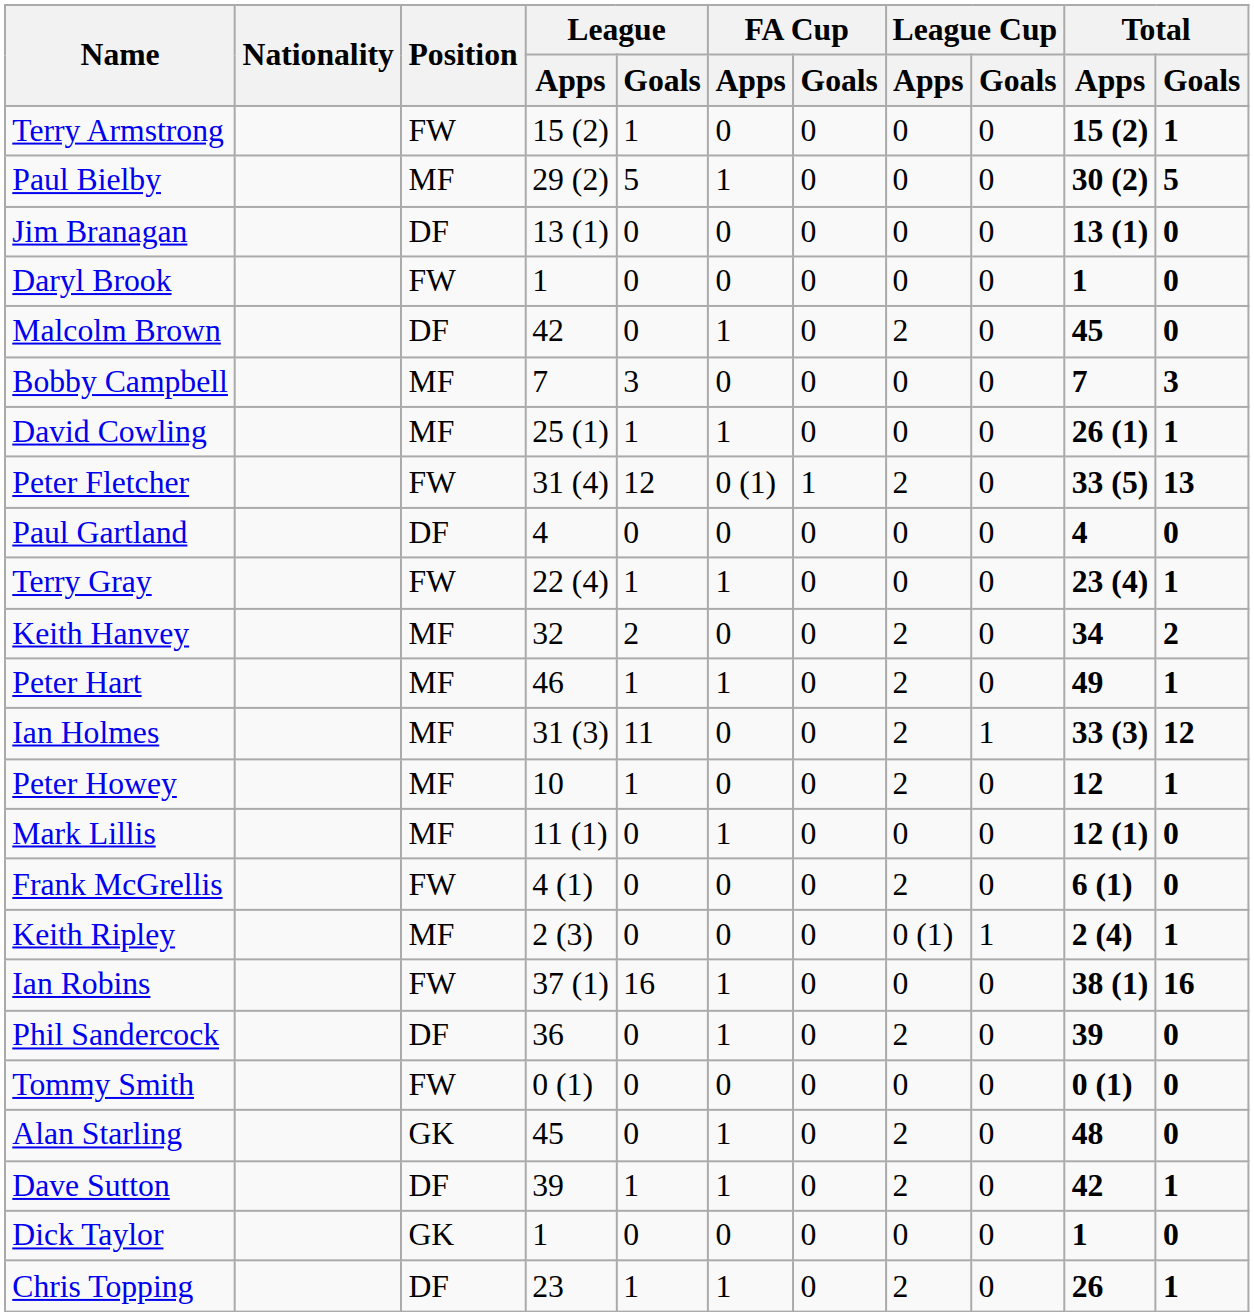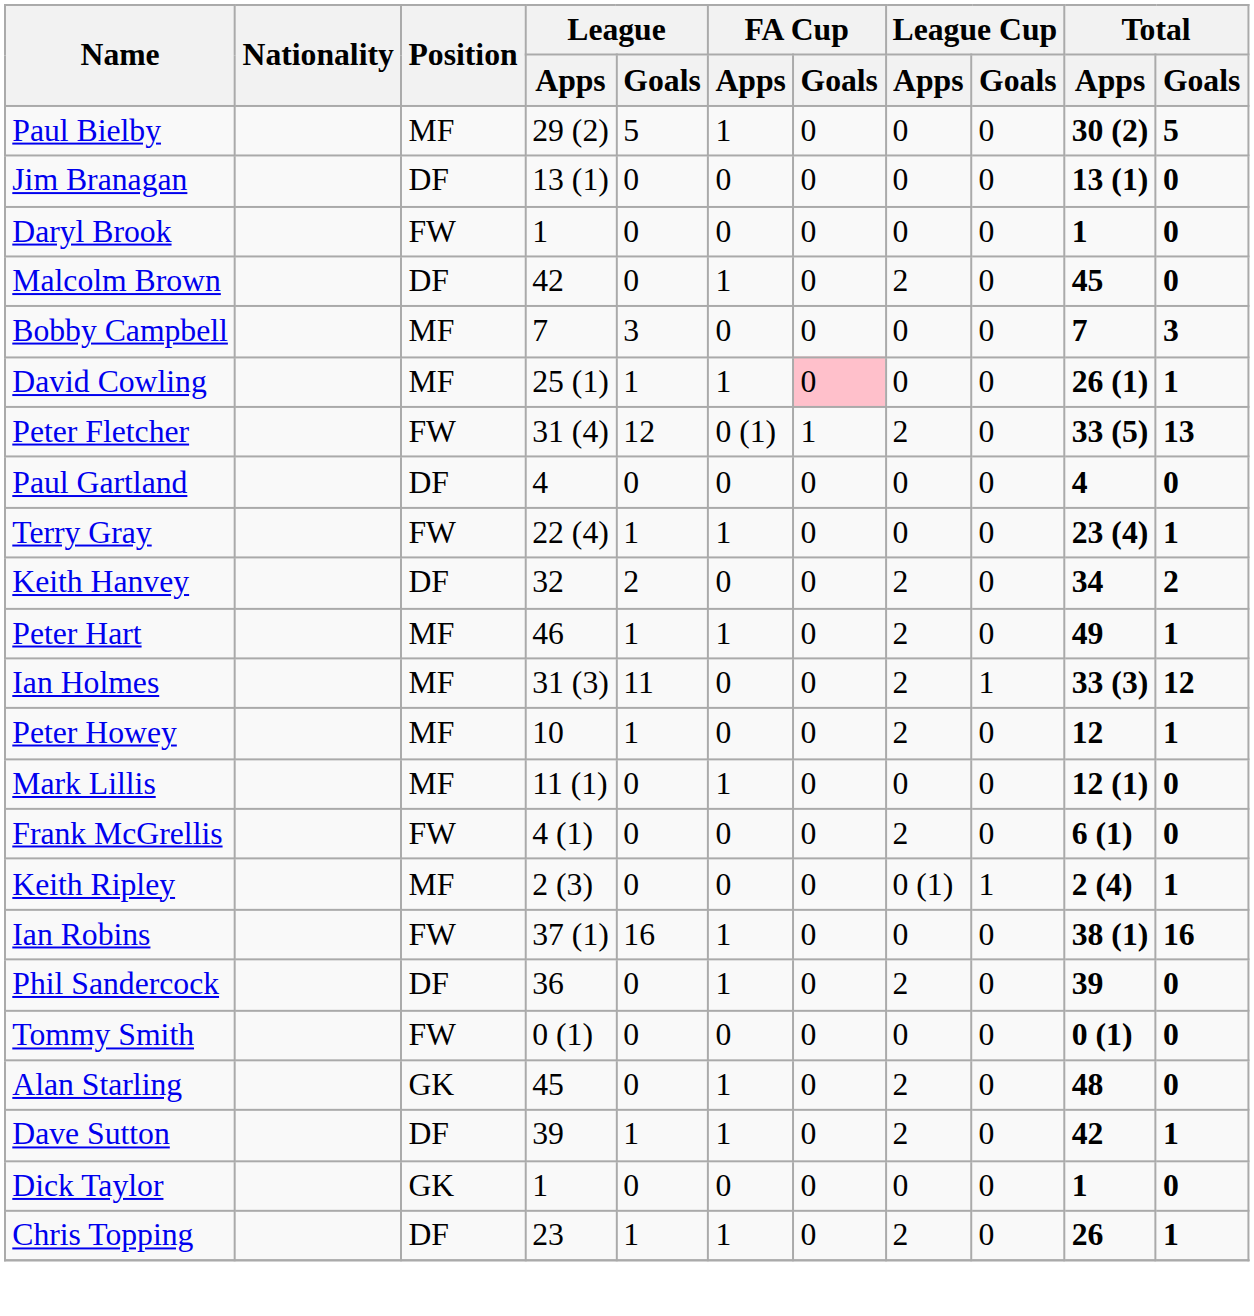- row: (118, 130)
(808, 431) no background -> (808, 381) pink background
(431, 632) MF -> (429, 582) DF
